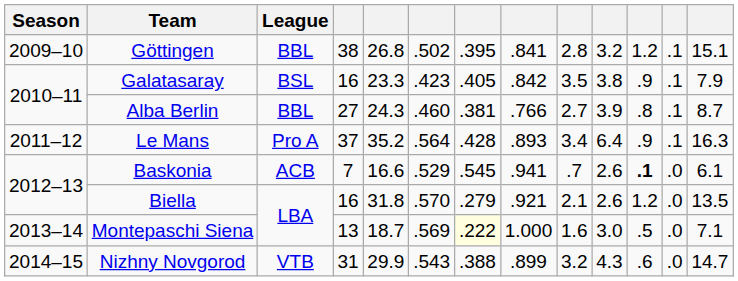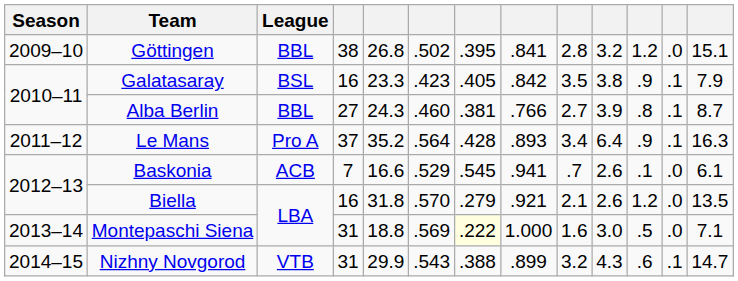(675, 50) .1 -> (675, 50) .0
(645, 170) bold -> (645, 170) normal
(348, 230) 13 -> (348, 230) 31
(386, 230) 18.7 -> (386, 230) 18.8
(675, 260) .0 -> (675, 260) .1
